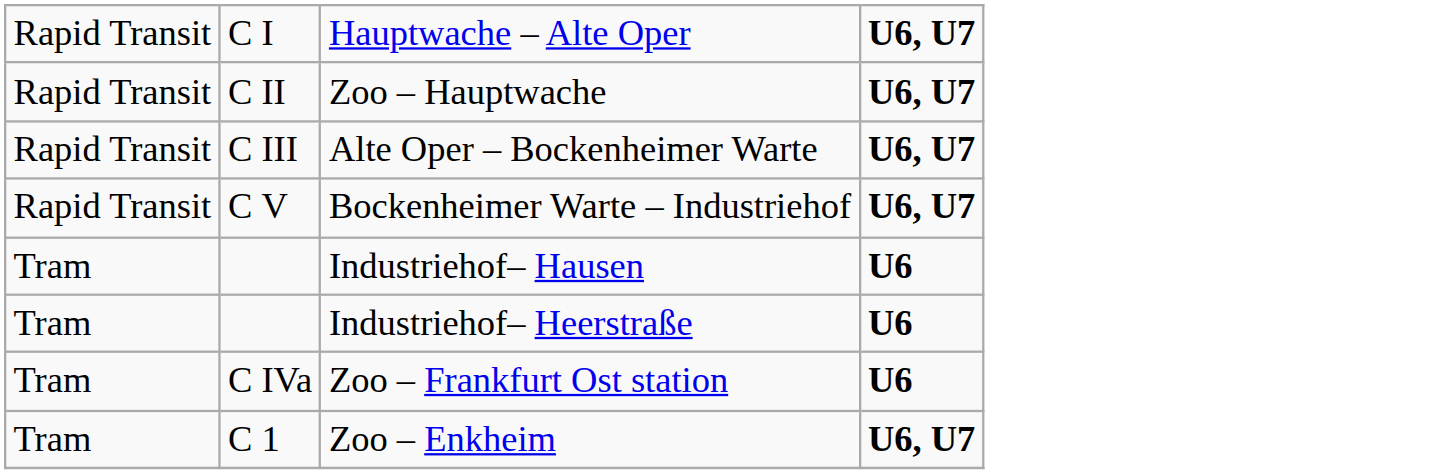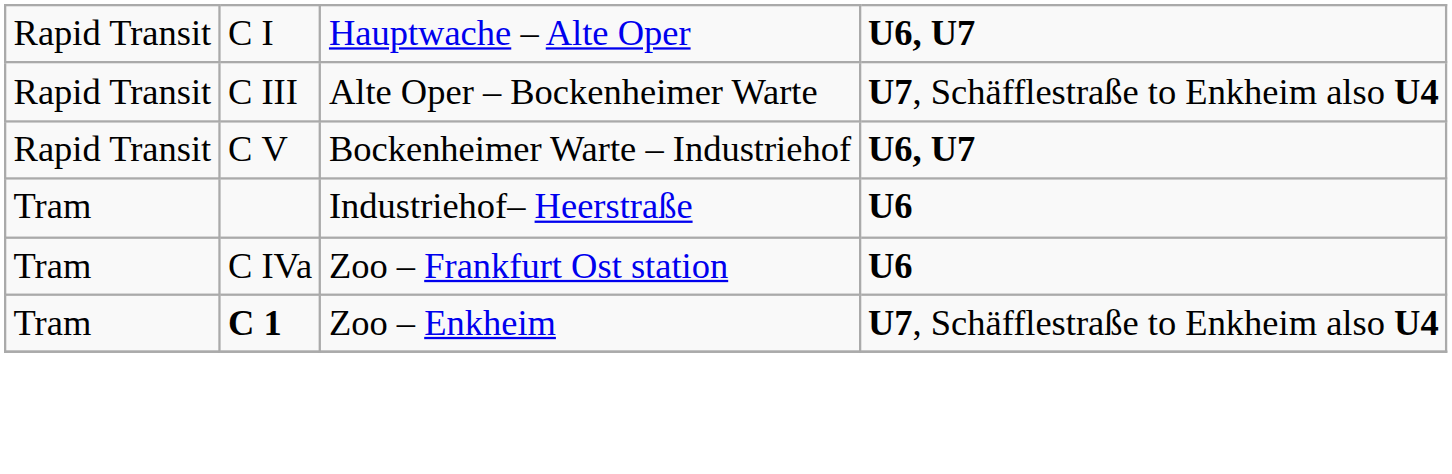- row: (468, 91)
(922, 149) U6, U7 -> (1153, 91) U7, Schäfflestraße to Enkheim also U4
- row: (486, 264)
(254, 438) normal -> (255, 322) bold
(922, 438) U6, U7 -> (1153, 322) U7, Schäfflestraße to Enkheim also U4
